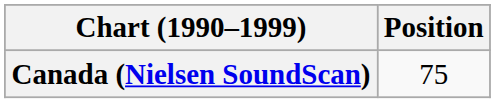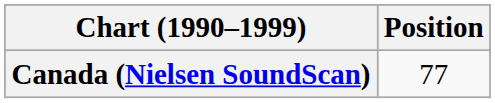(434, 73) 75 -> (434, 73) 77
